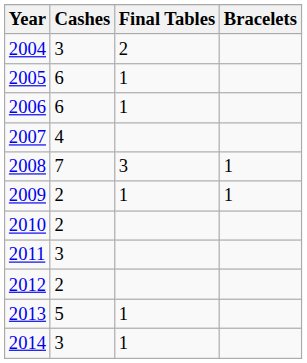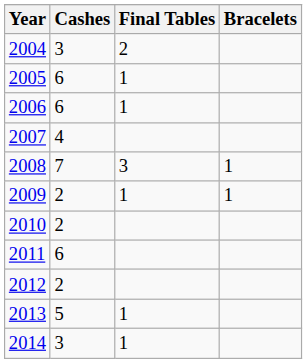(59, 254) 3 -> (59, 254) 6
